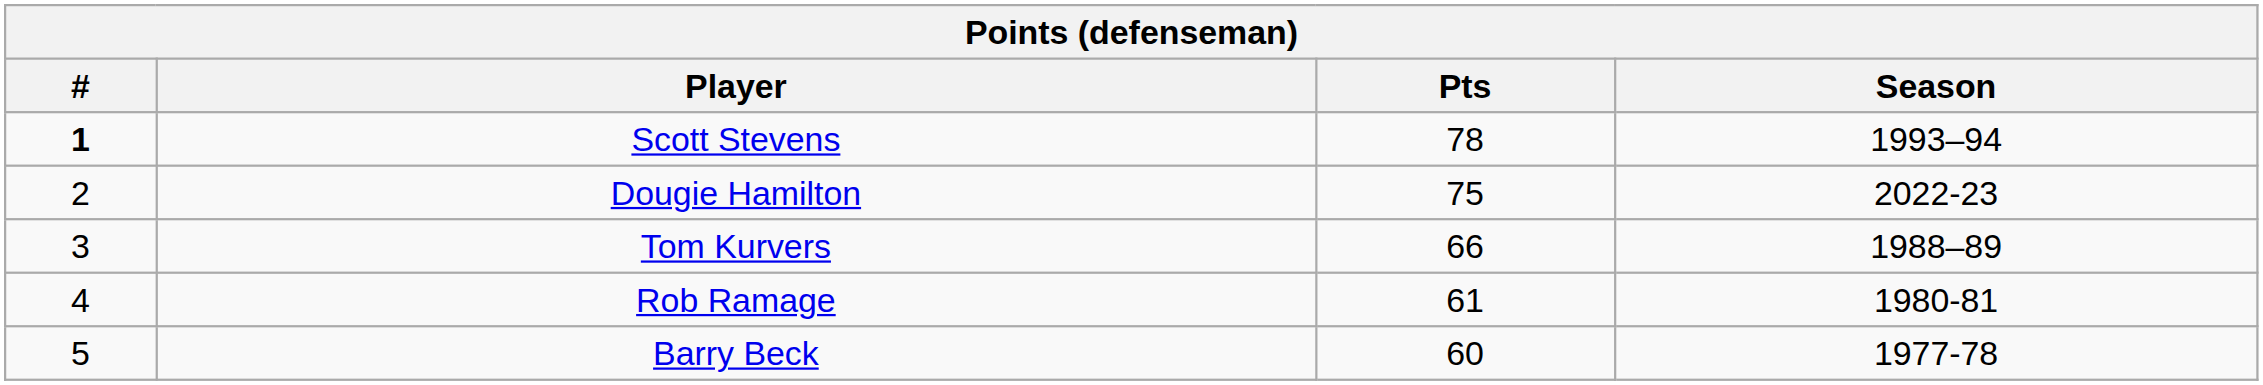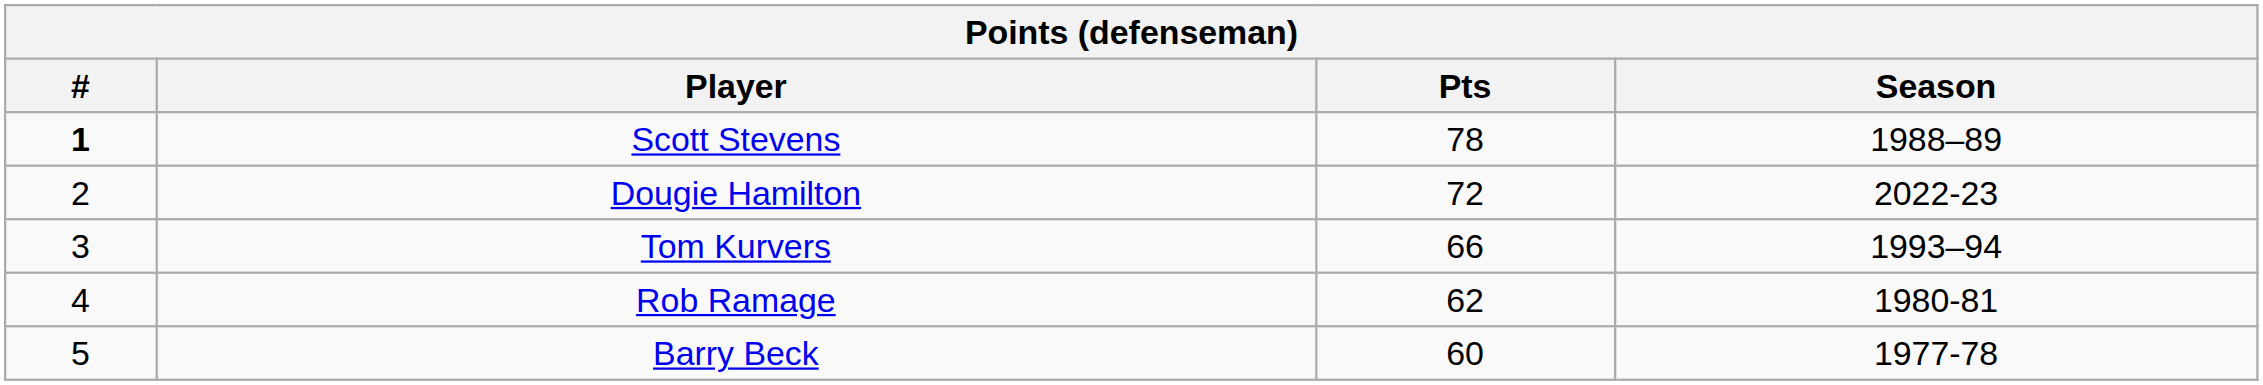(1936, 139) 1993–94 -> (1936, 139) 1988–89
(1465, 193) 75 -> (1465, 193) 72
(1936, 247) 1988–89 -> (1936, 247) 1993–94
(1465, 300) 61 -> (1465, 300) 62
